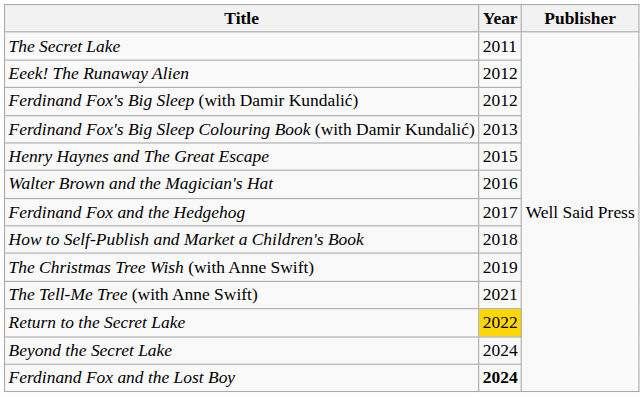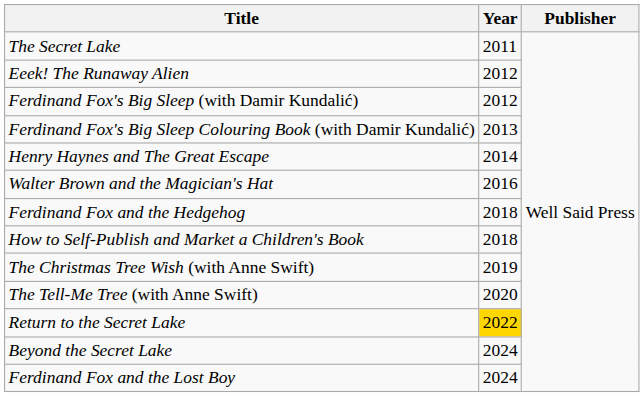(500, 156) 2015 -> (500, 156) 2014
(500, 211) 2017 -> (500, 211) 2018
(500, 294) 2021 -> (500, 294) 2020
(500, 377) bold -> (500, 377) normal
